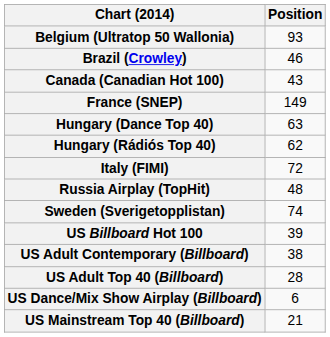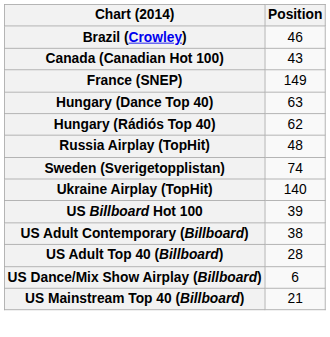- row: (135, 37)
- row: (135, 168)
+ row: (135, 189)
